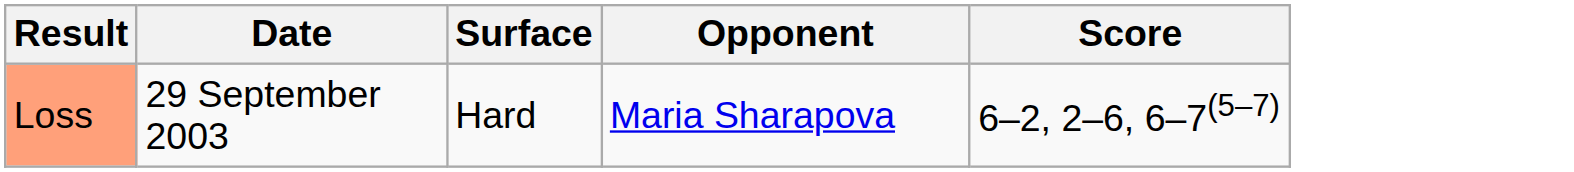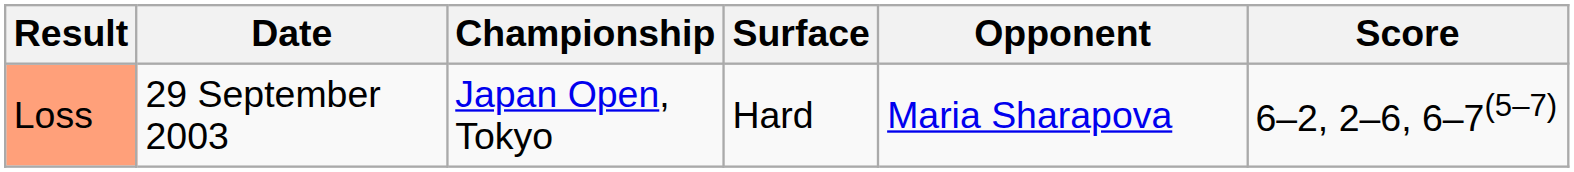+ column: (585, 34)
